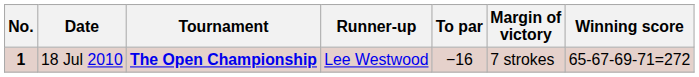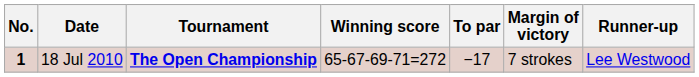columns swapped: (630, 26) <-> (376, 26)
(459, 60) −16 -> (477, 60) −17
